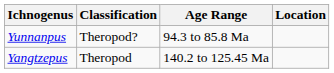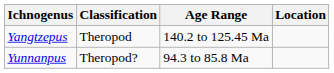rows swapped: (38, 57) <-> (37, 36)
